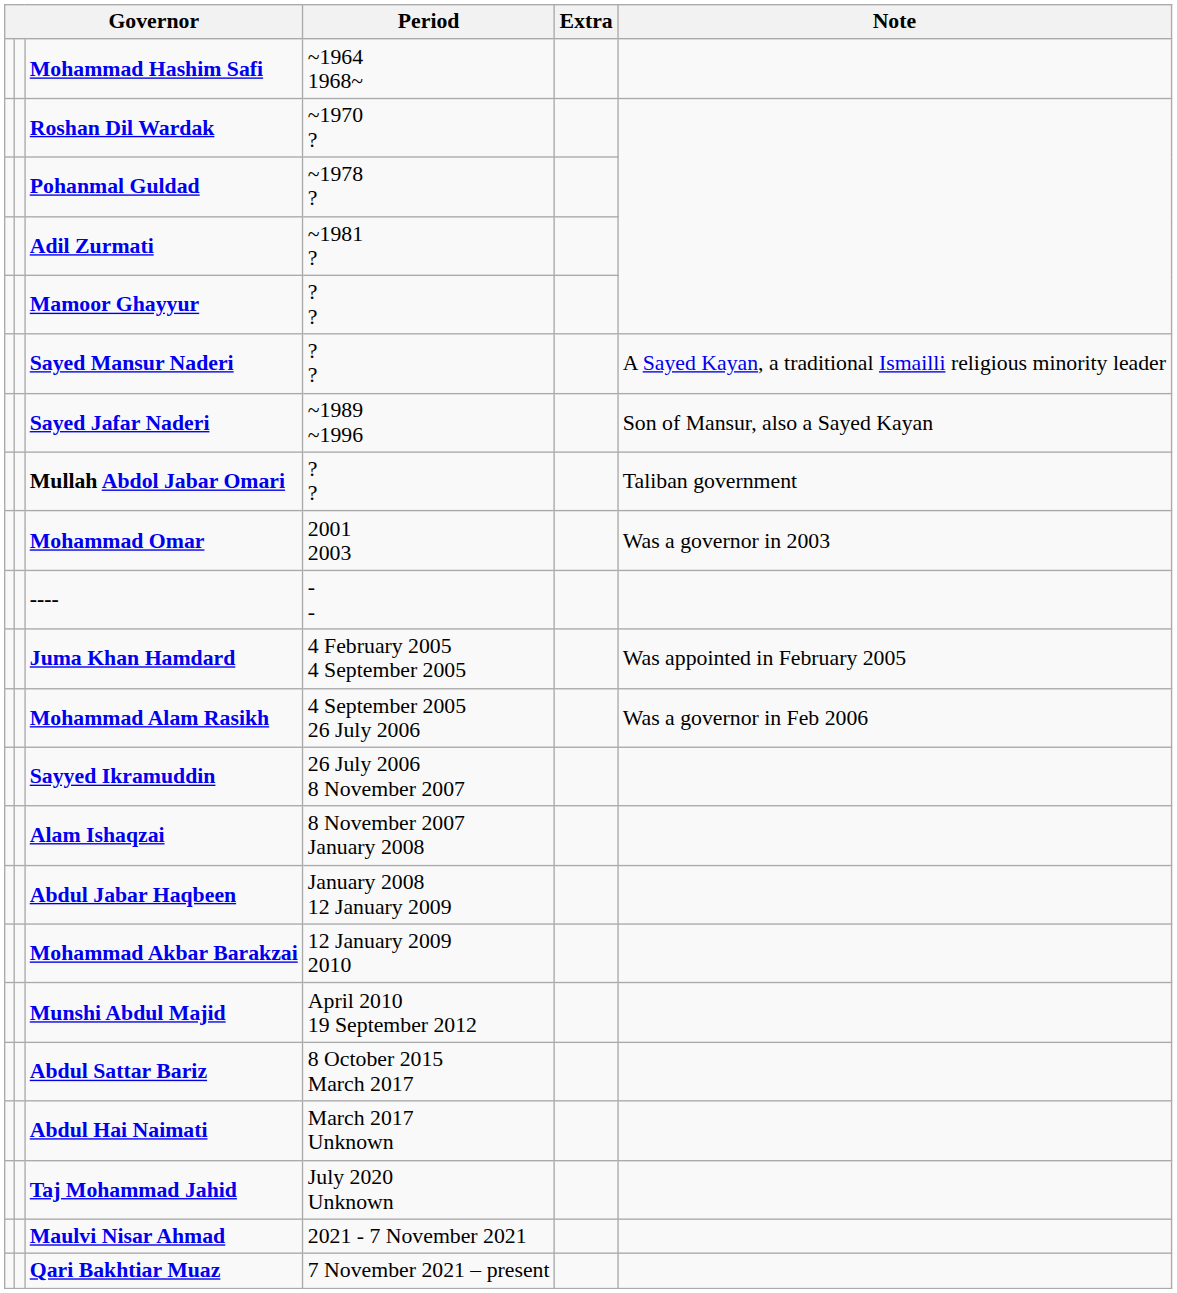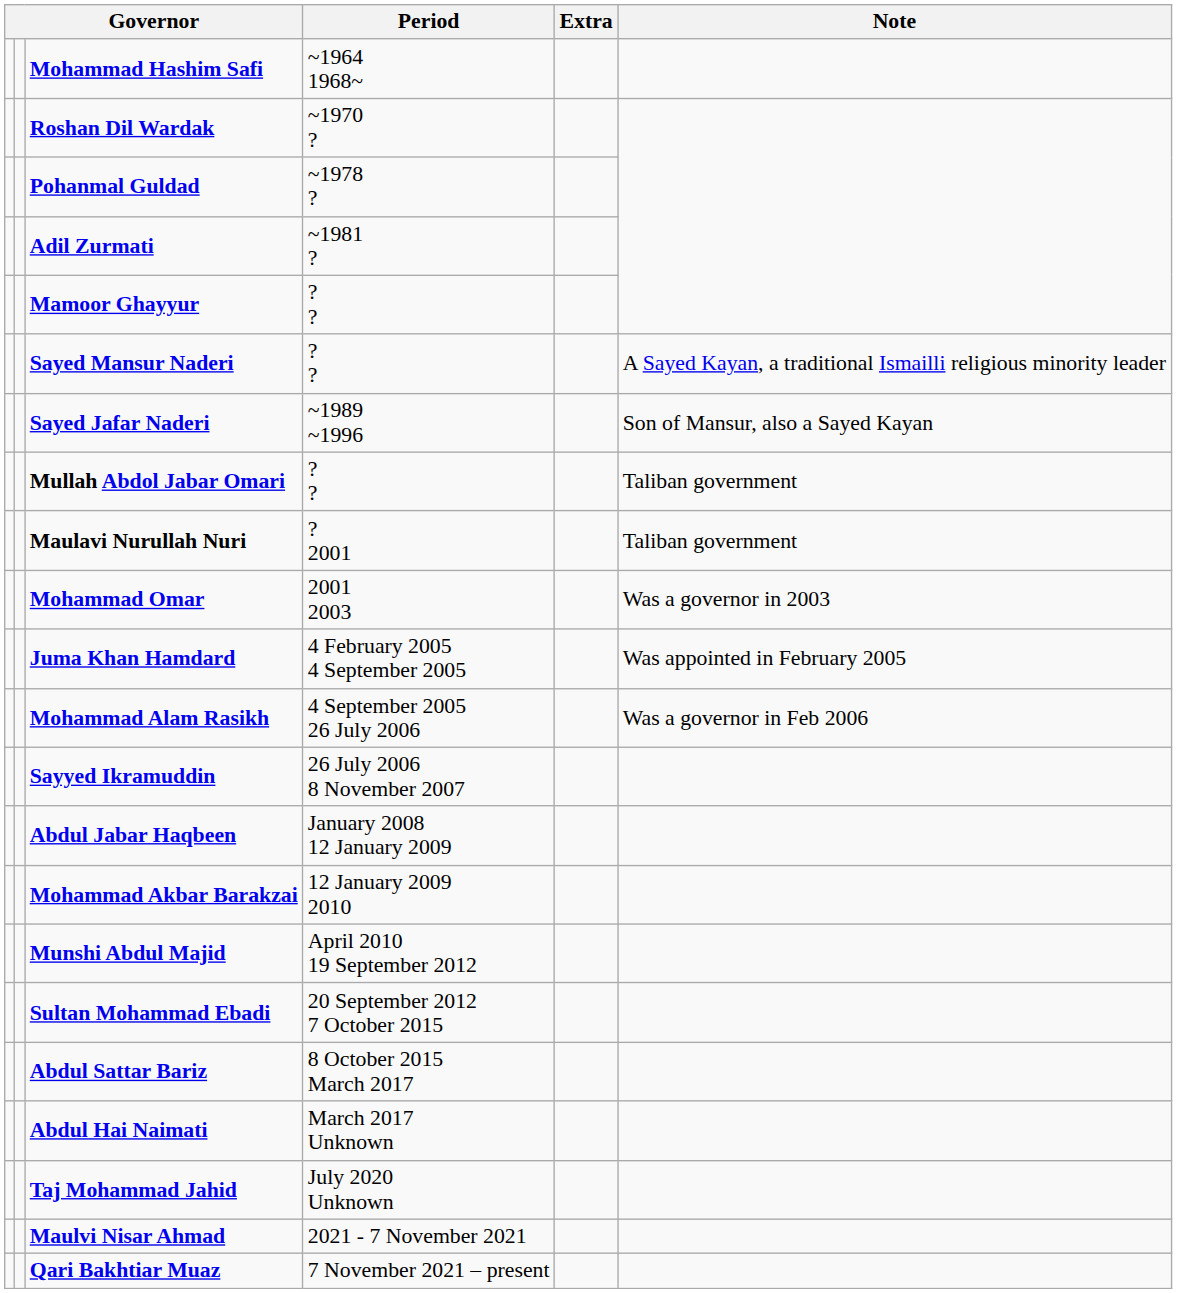+ row: (138, 540)
- row: (44, 599)
- row: (97, 835)
+ row: (150, 1012)
